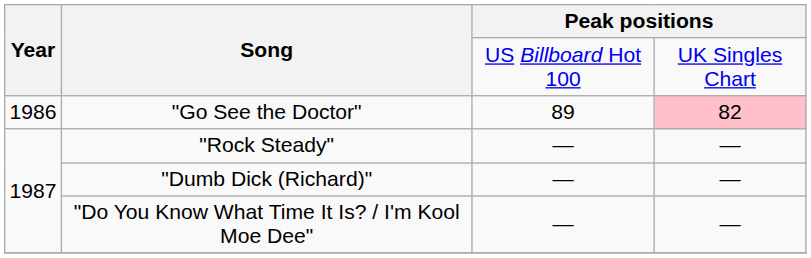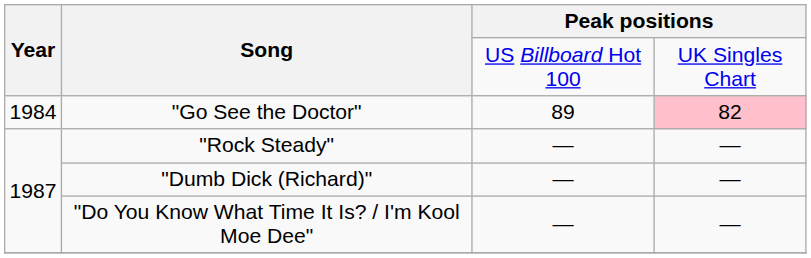(33, 111) 1986 -> (33, 111) 1984
